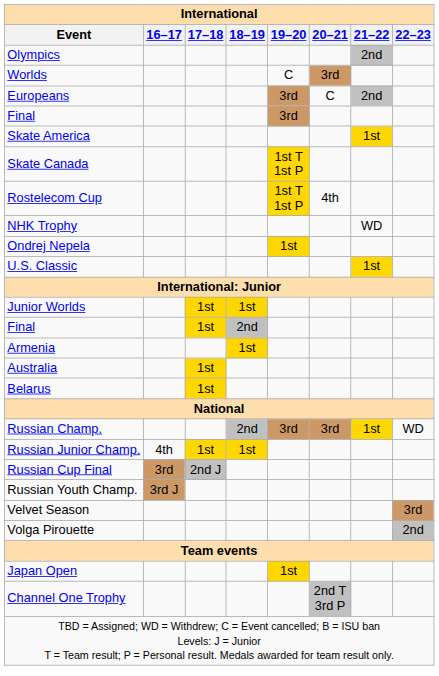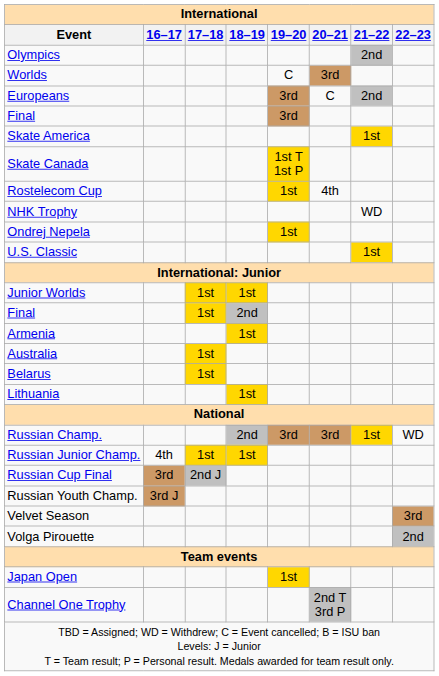(289, 198) 1st T 1st P -> (289, 191) 1st
+ row: (33, 394)
